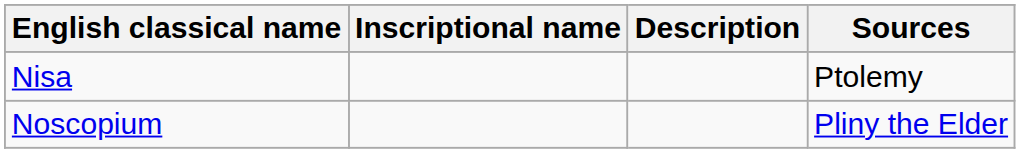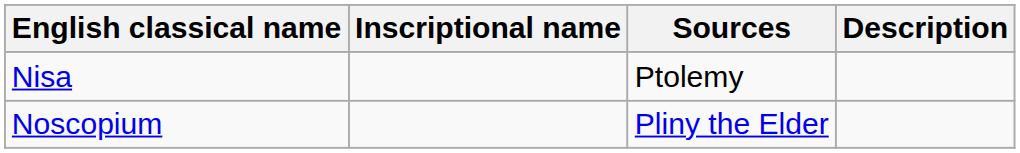columns swapped: (718, 28) <-> (911, 28)
